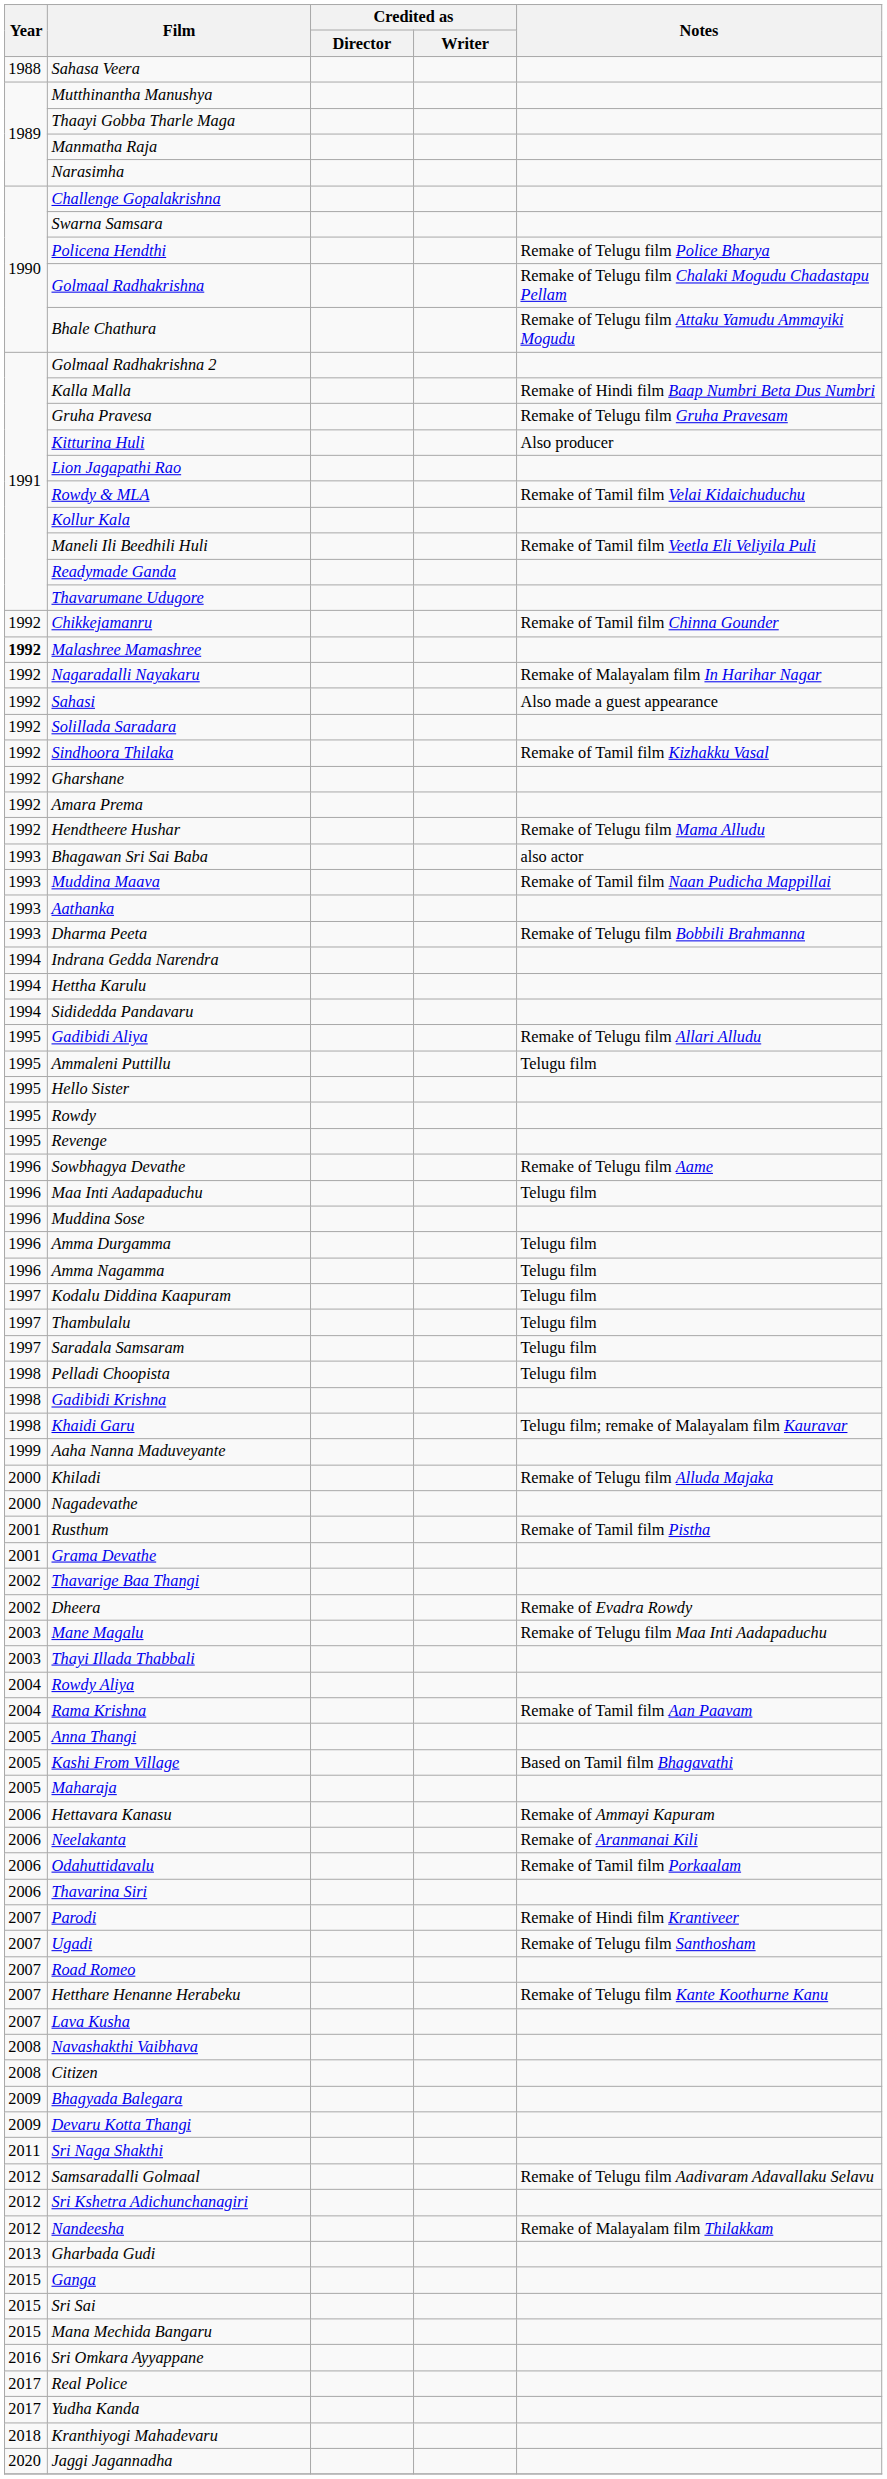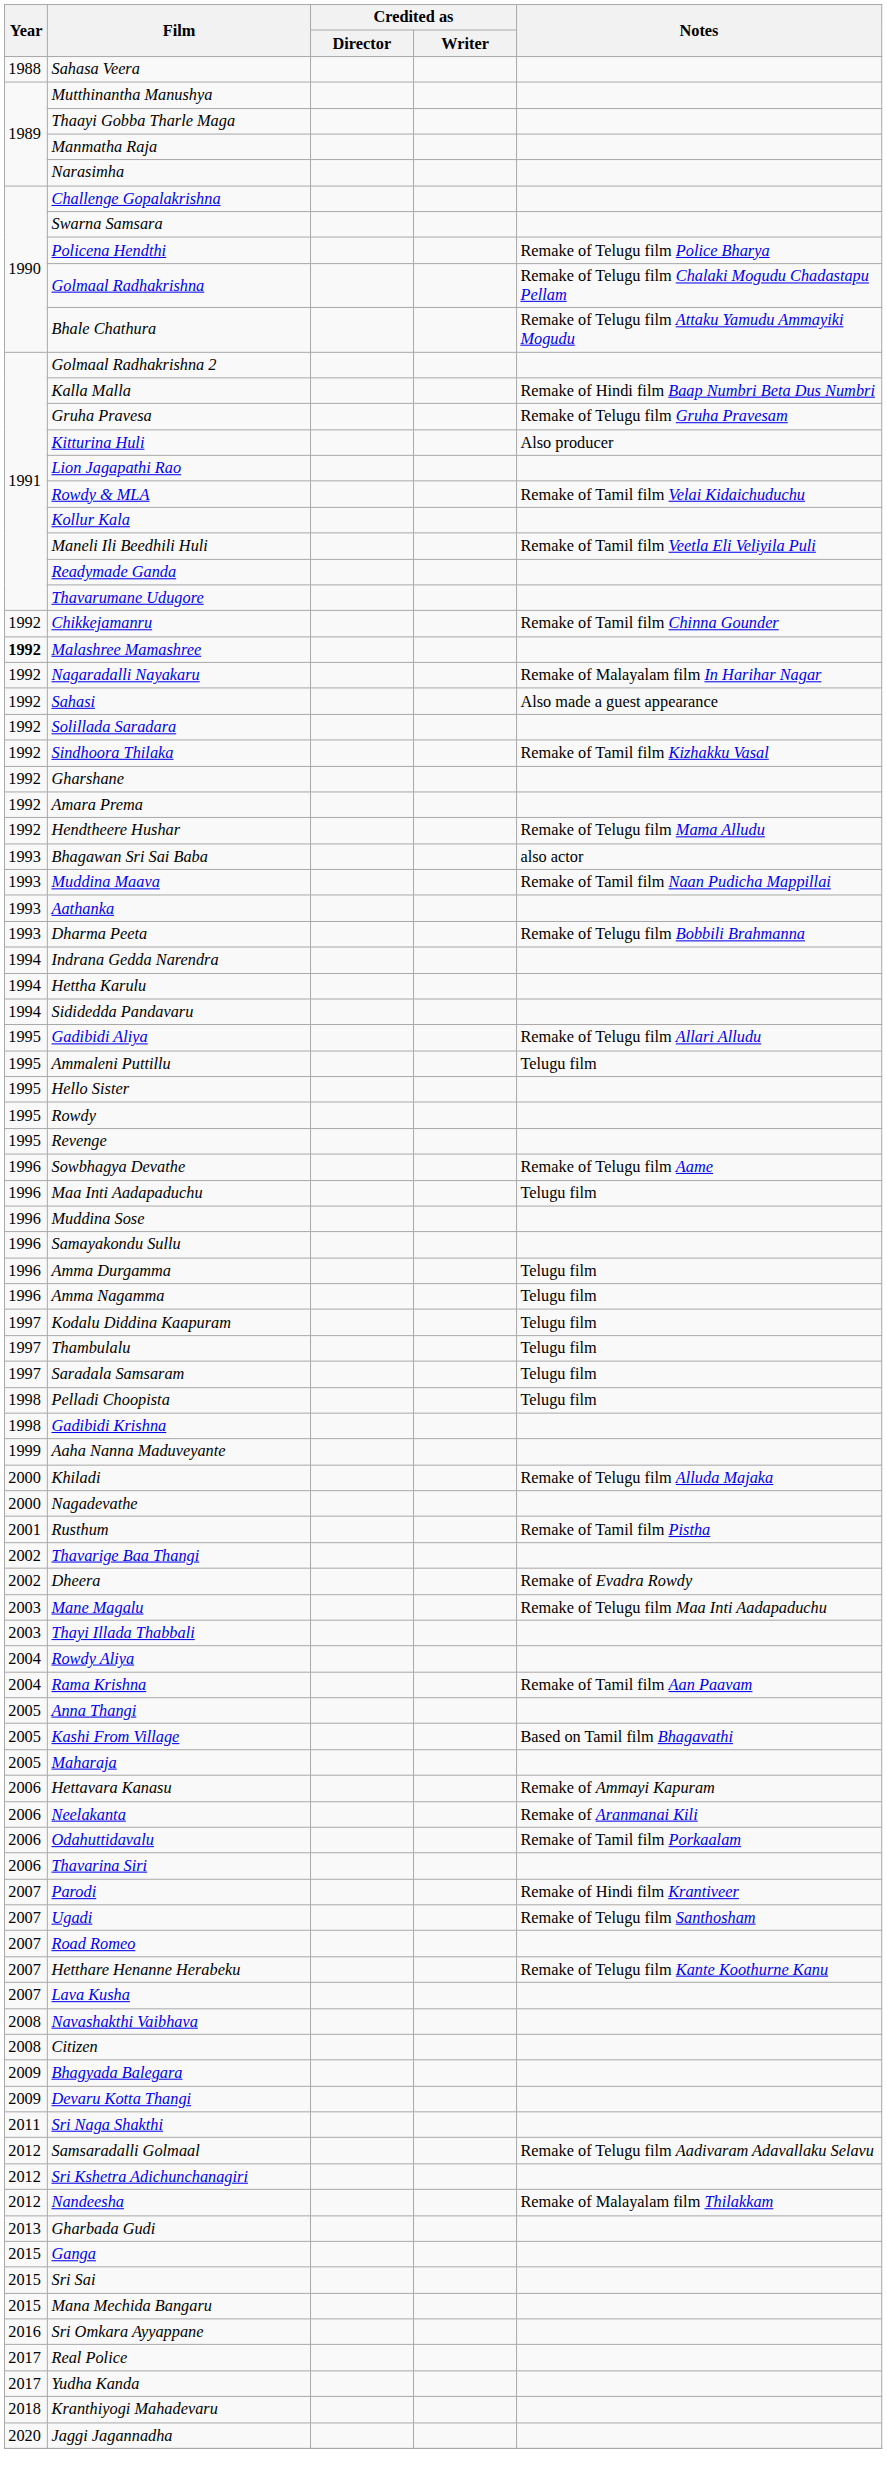+ row: (116, 1244)
- row: (93, 1425)
- row: (104, 1555)
